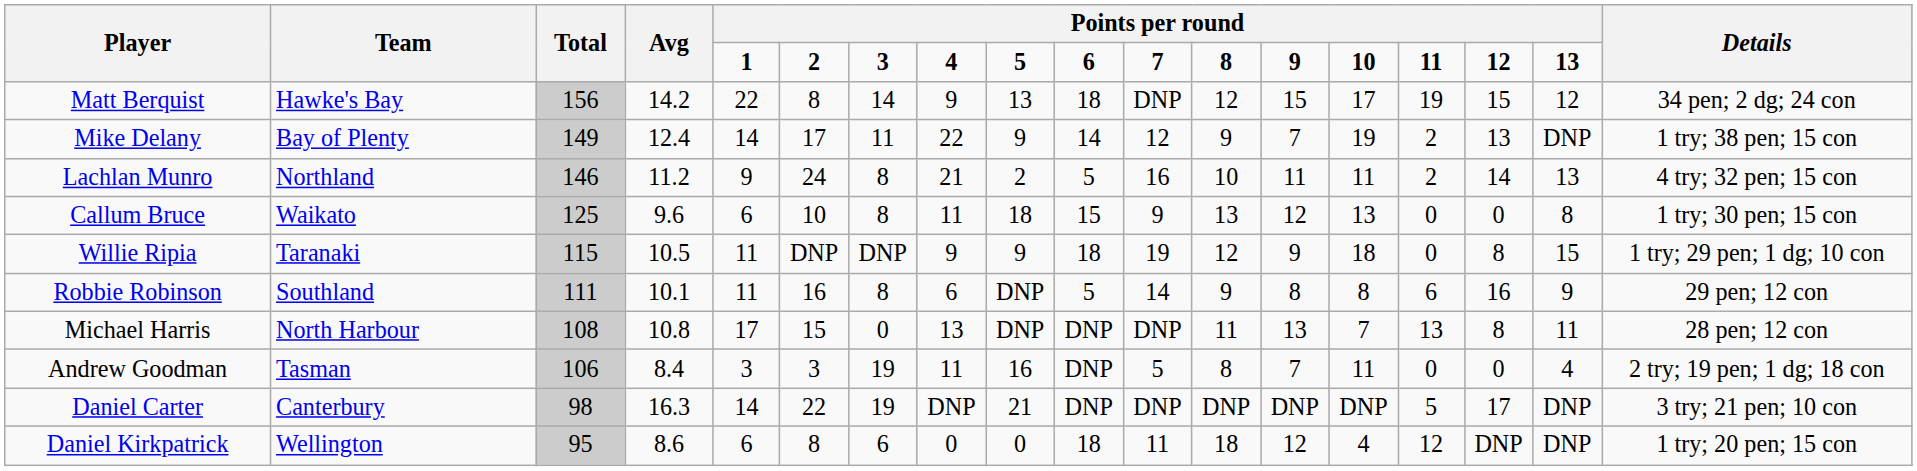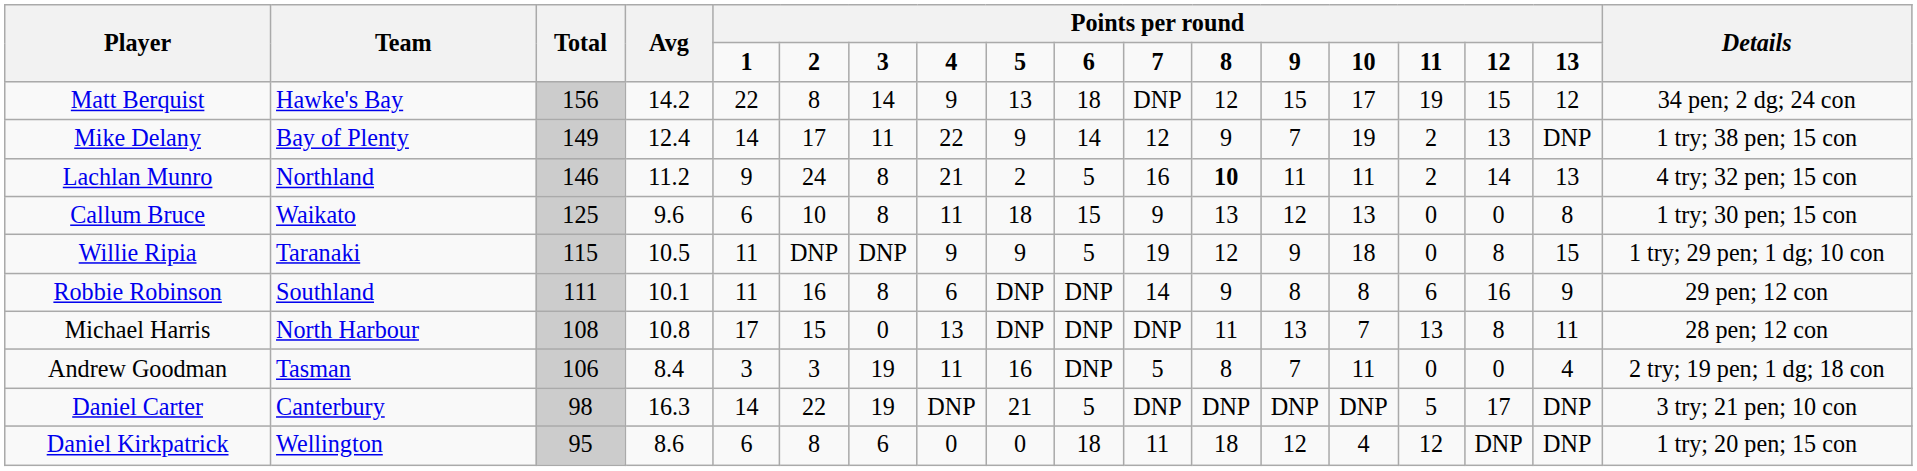(1226, 176) normal -> (1226, 176) bold
(1089, 253) 18 -> (1089, 253) 5
(1089, 291) 5 -> (1089, 291) DNP
(1089, 406) DNP -> (1089, 406) 5
